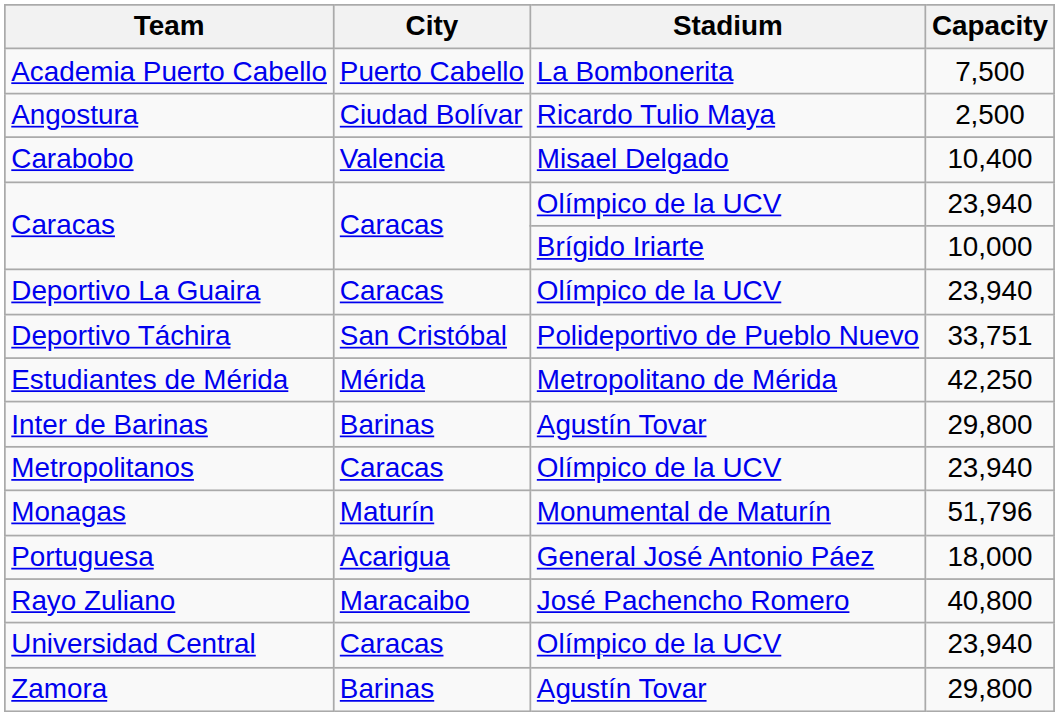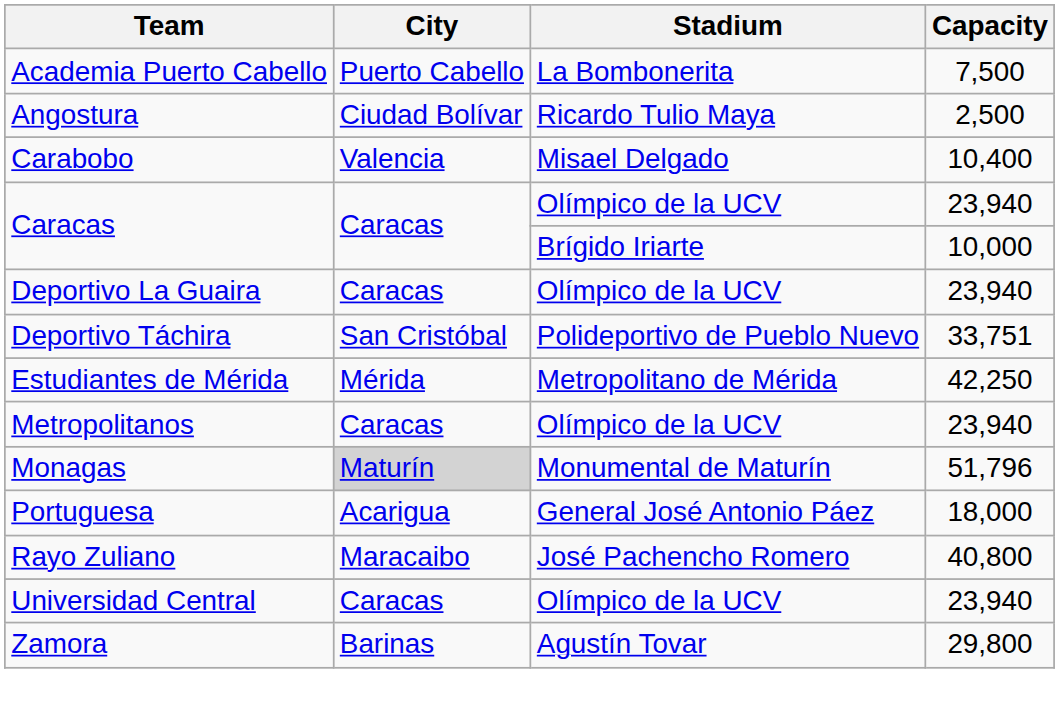- row: (110, 423)
(387, 512) no background -> (387, 468) lightgrey background
